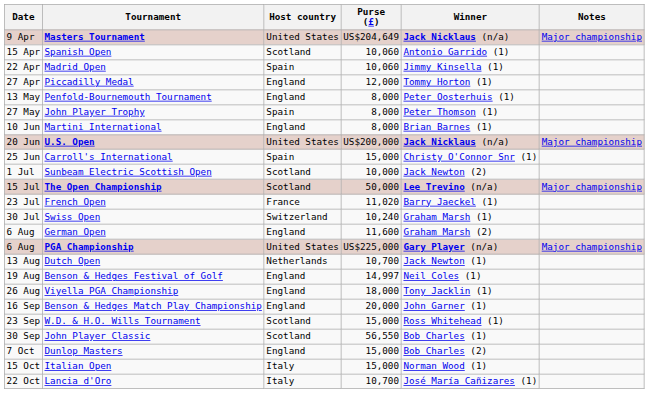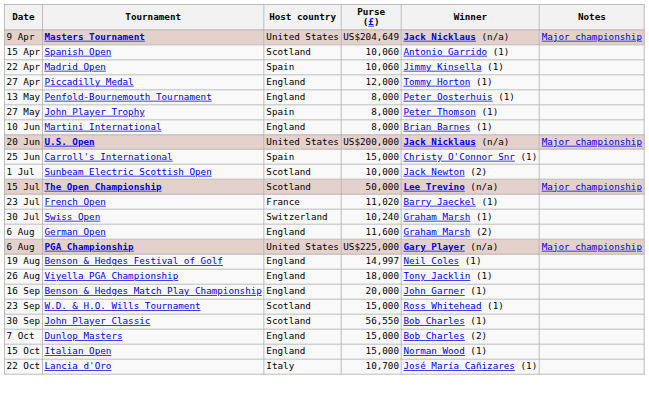- row: (72, 262)
(280, 367) Italy -> (286, 352) England
